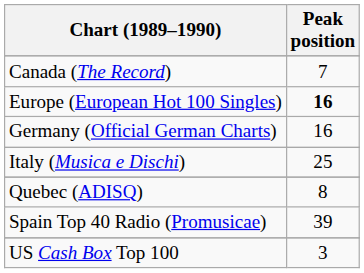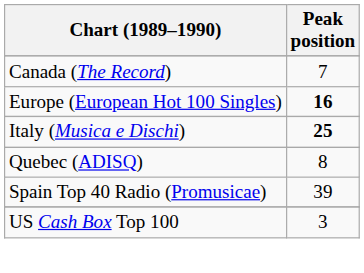- row: (143, 131)
(323, 161) normal -> (323, 131) bold
